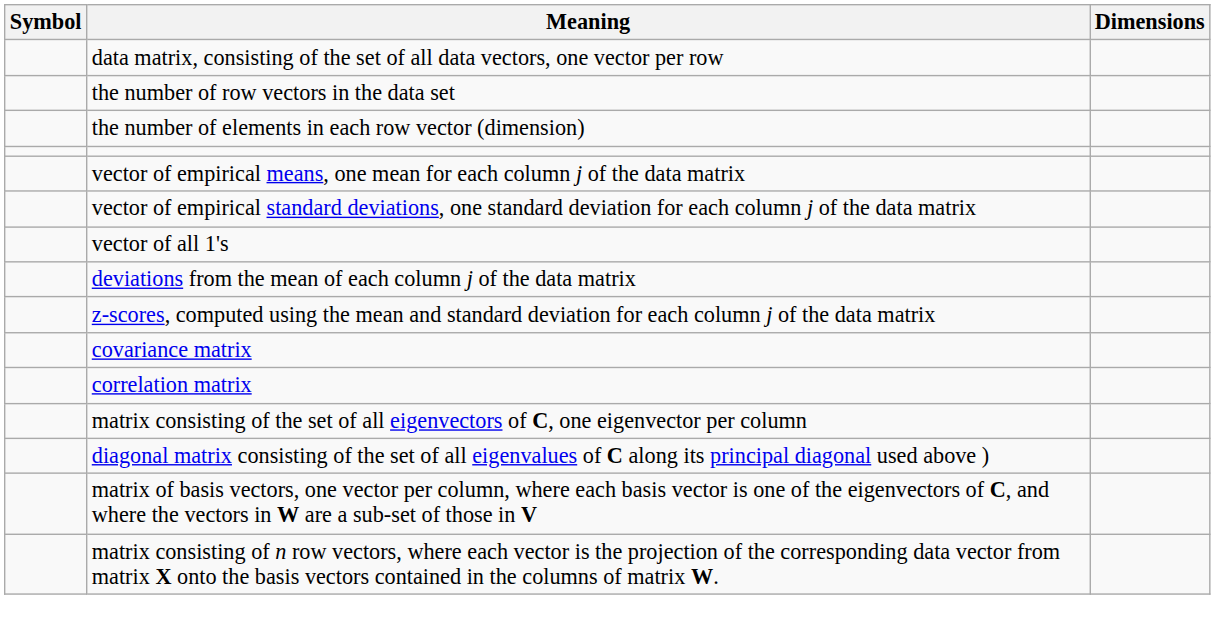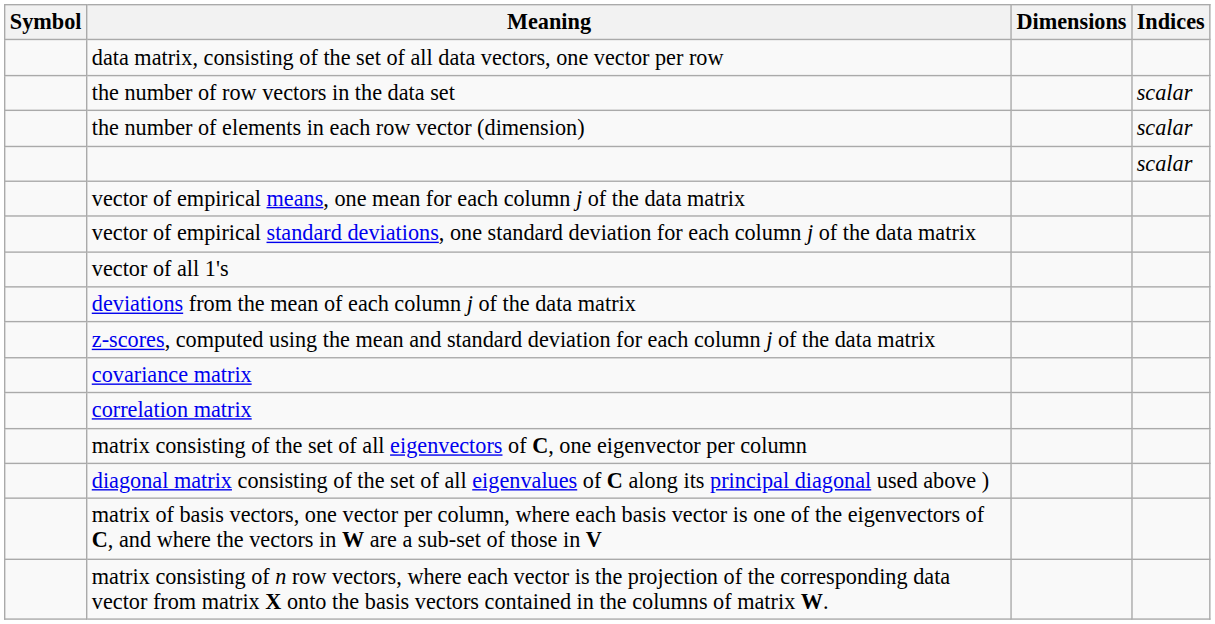+ column: (1171, 22)
